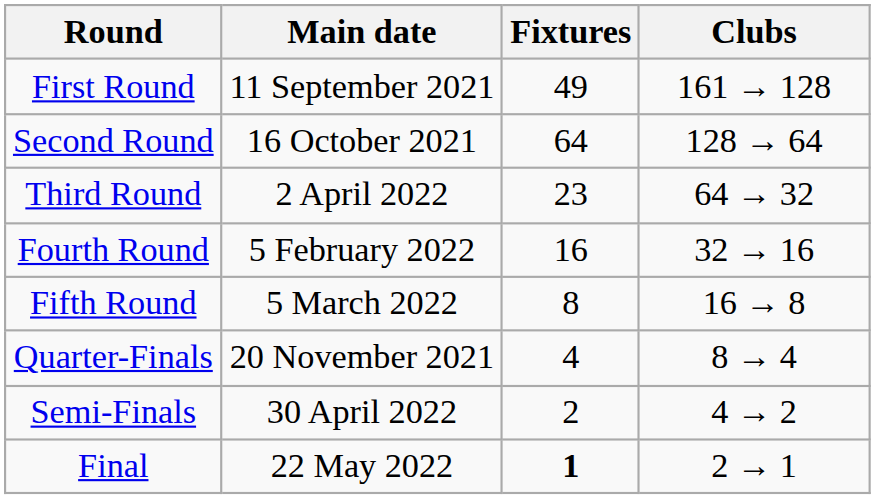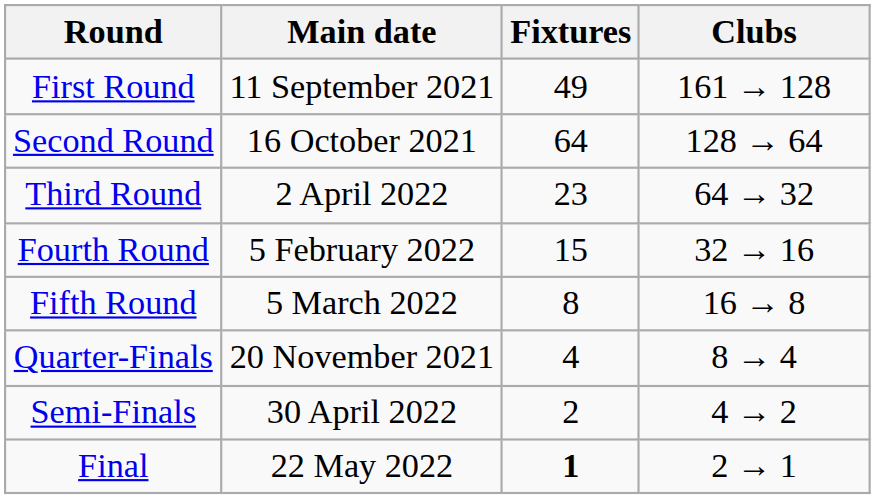(571, 248) 16 -> (571, 248) 15
